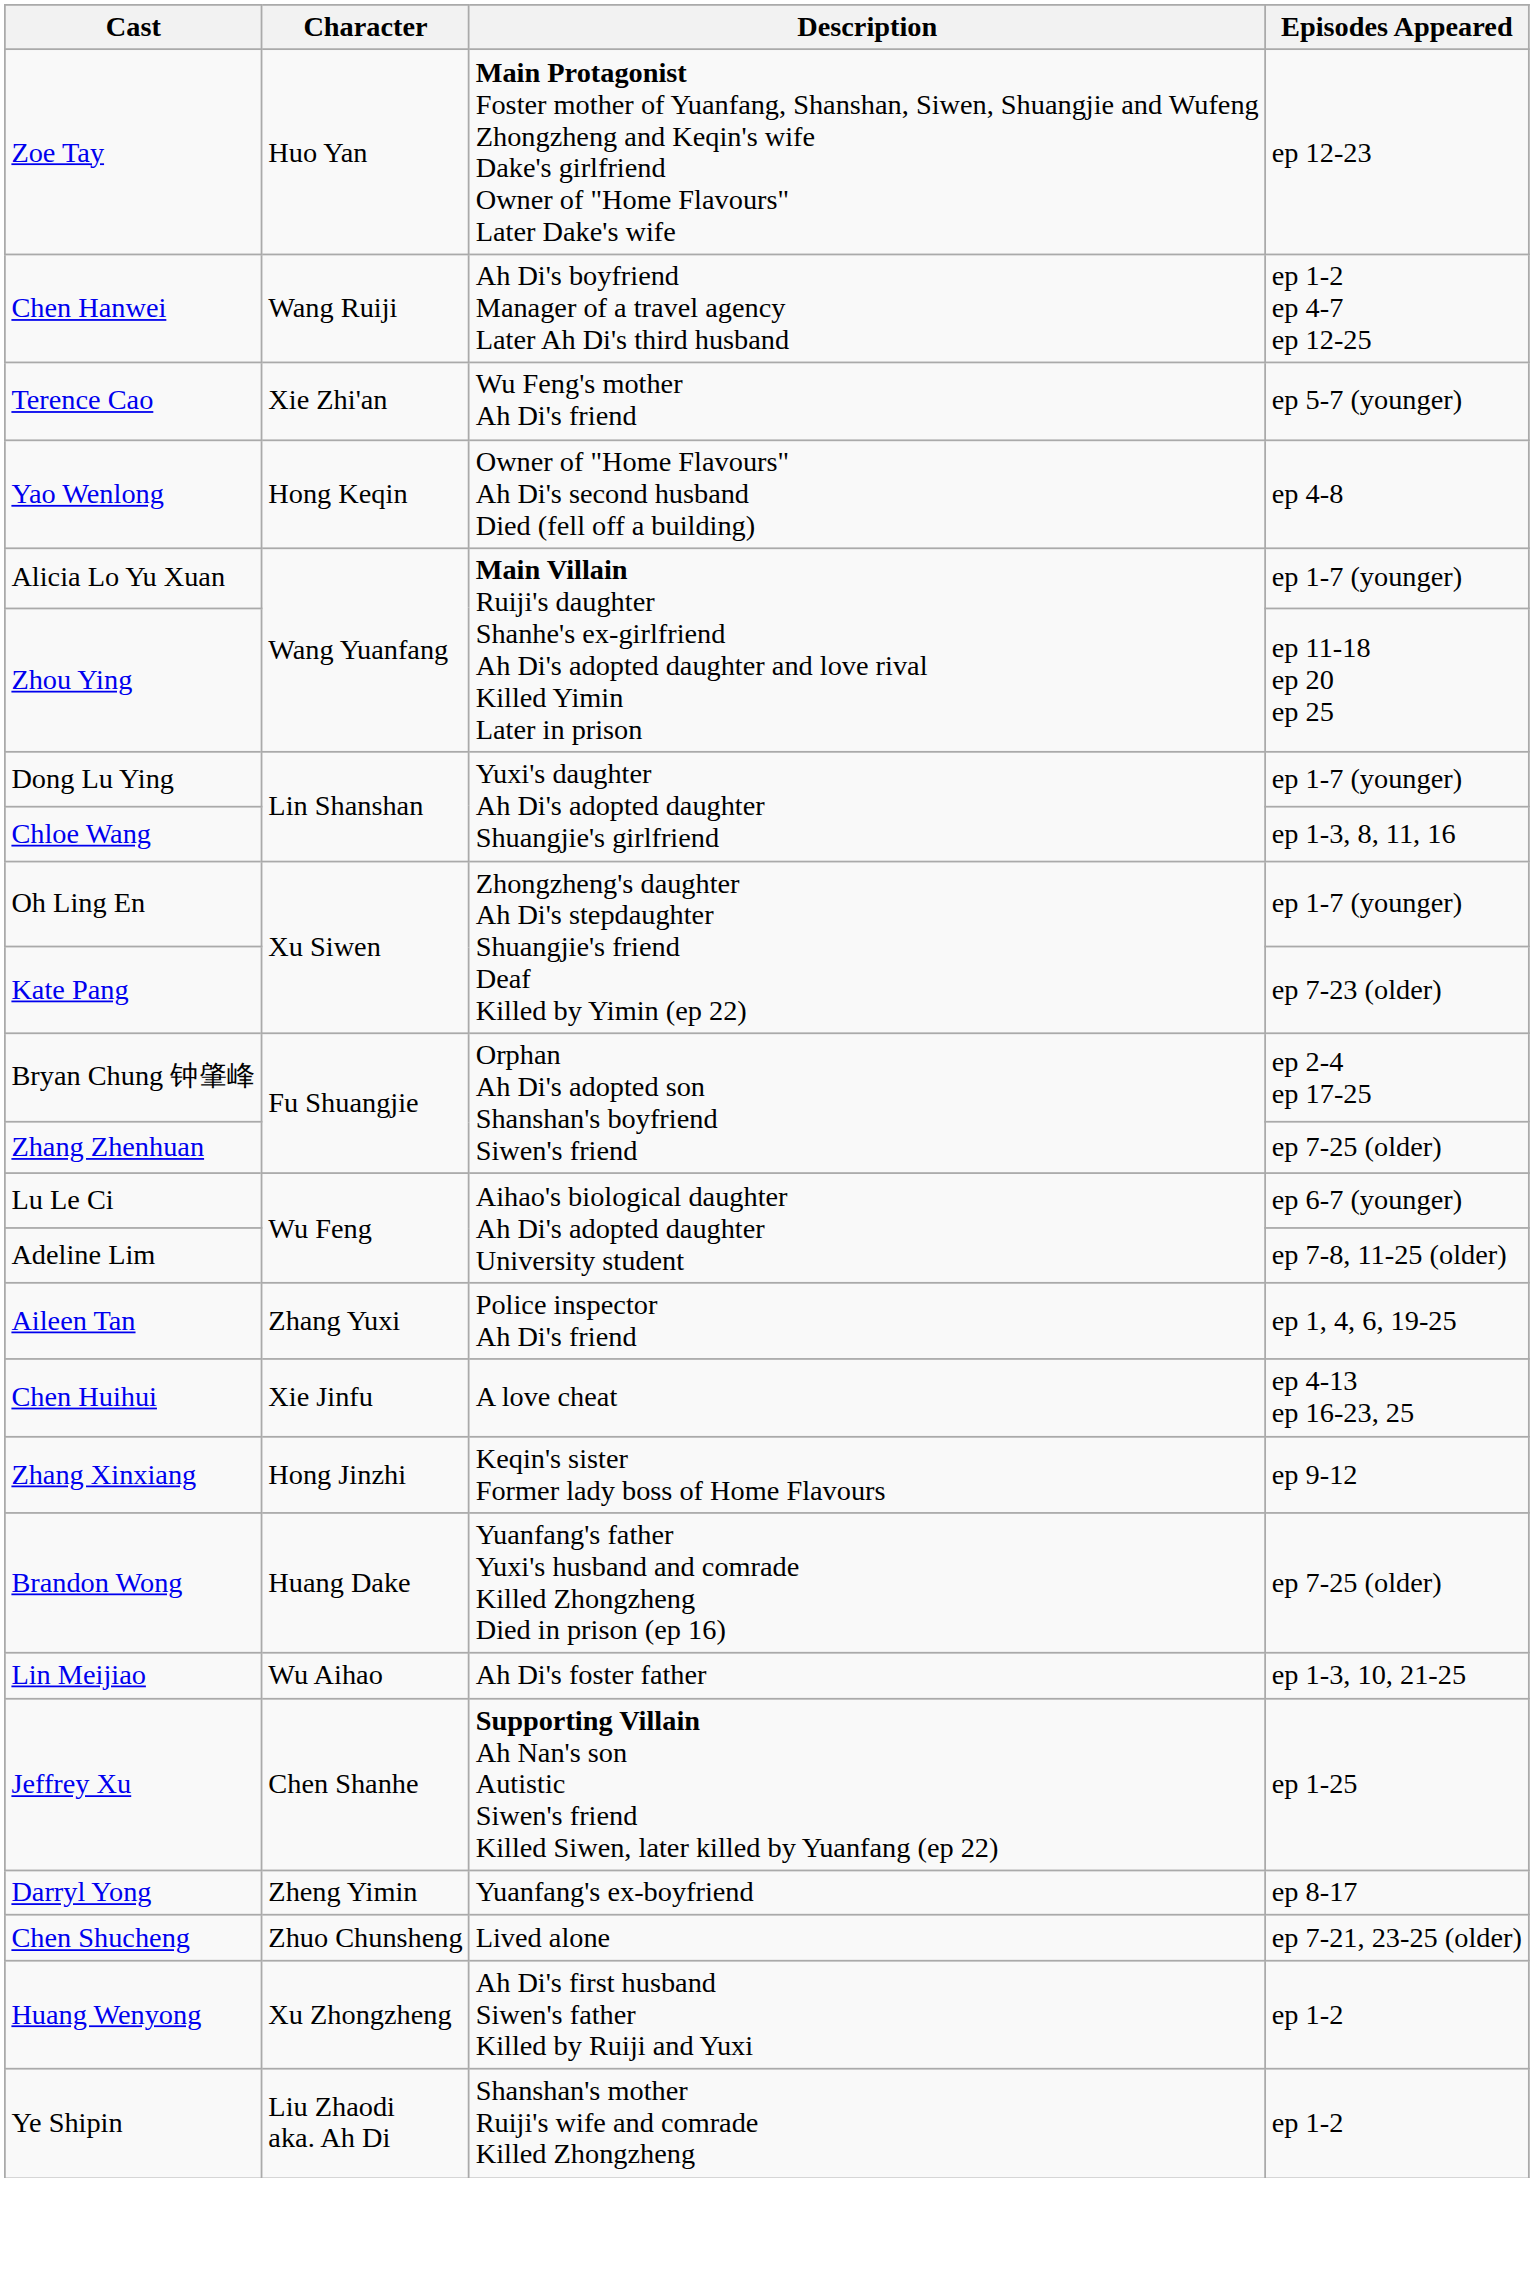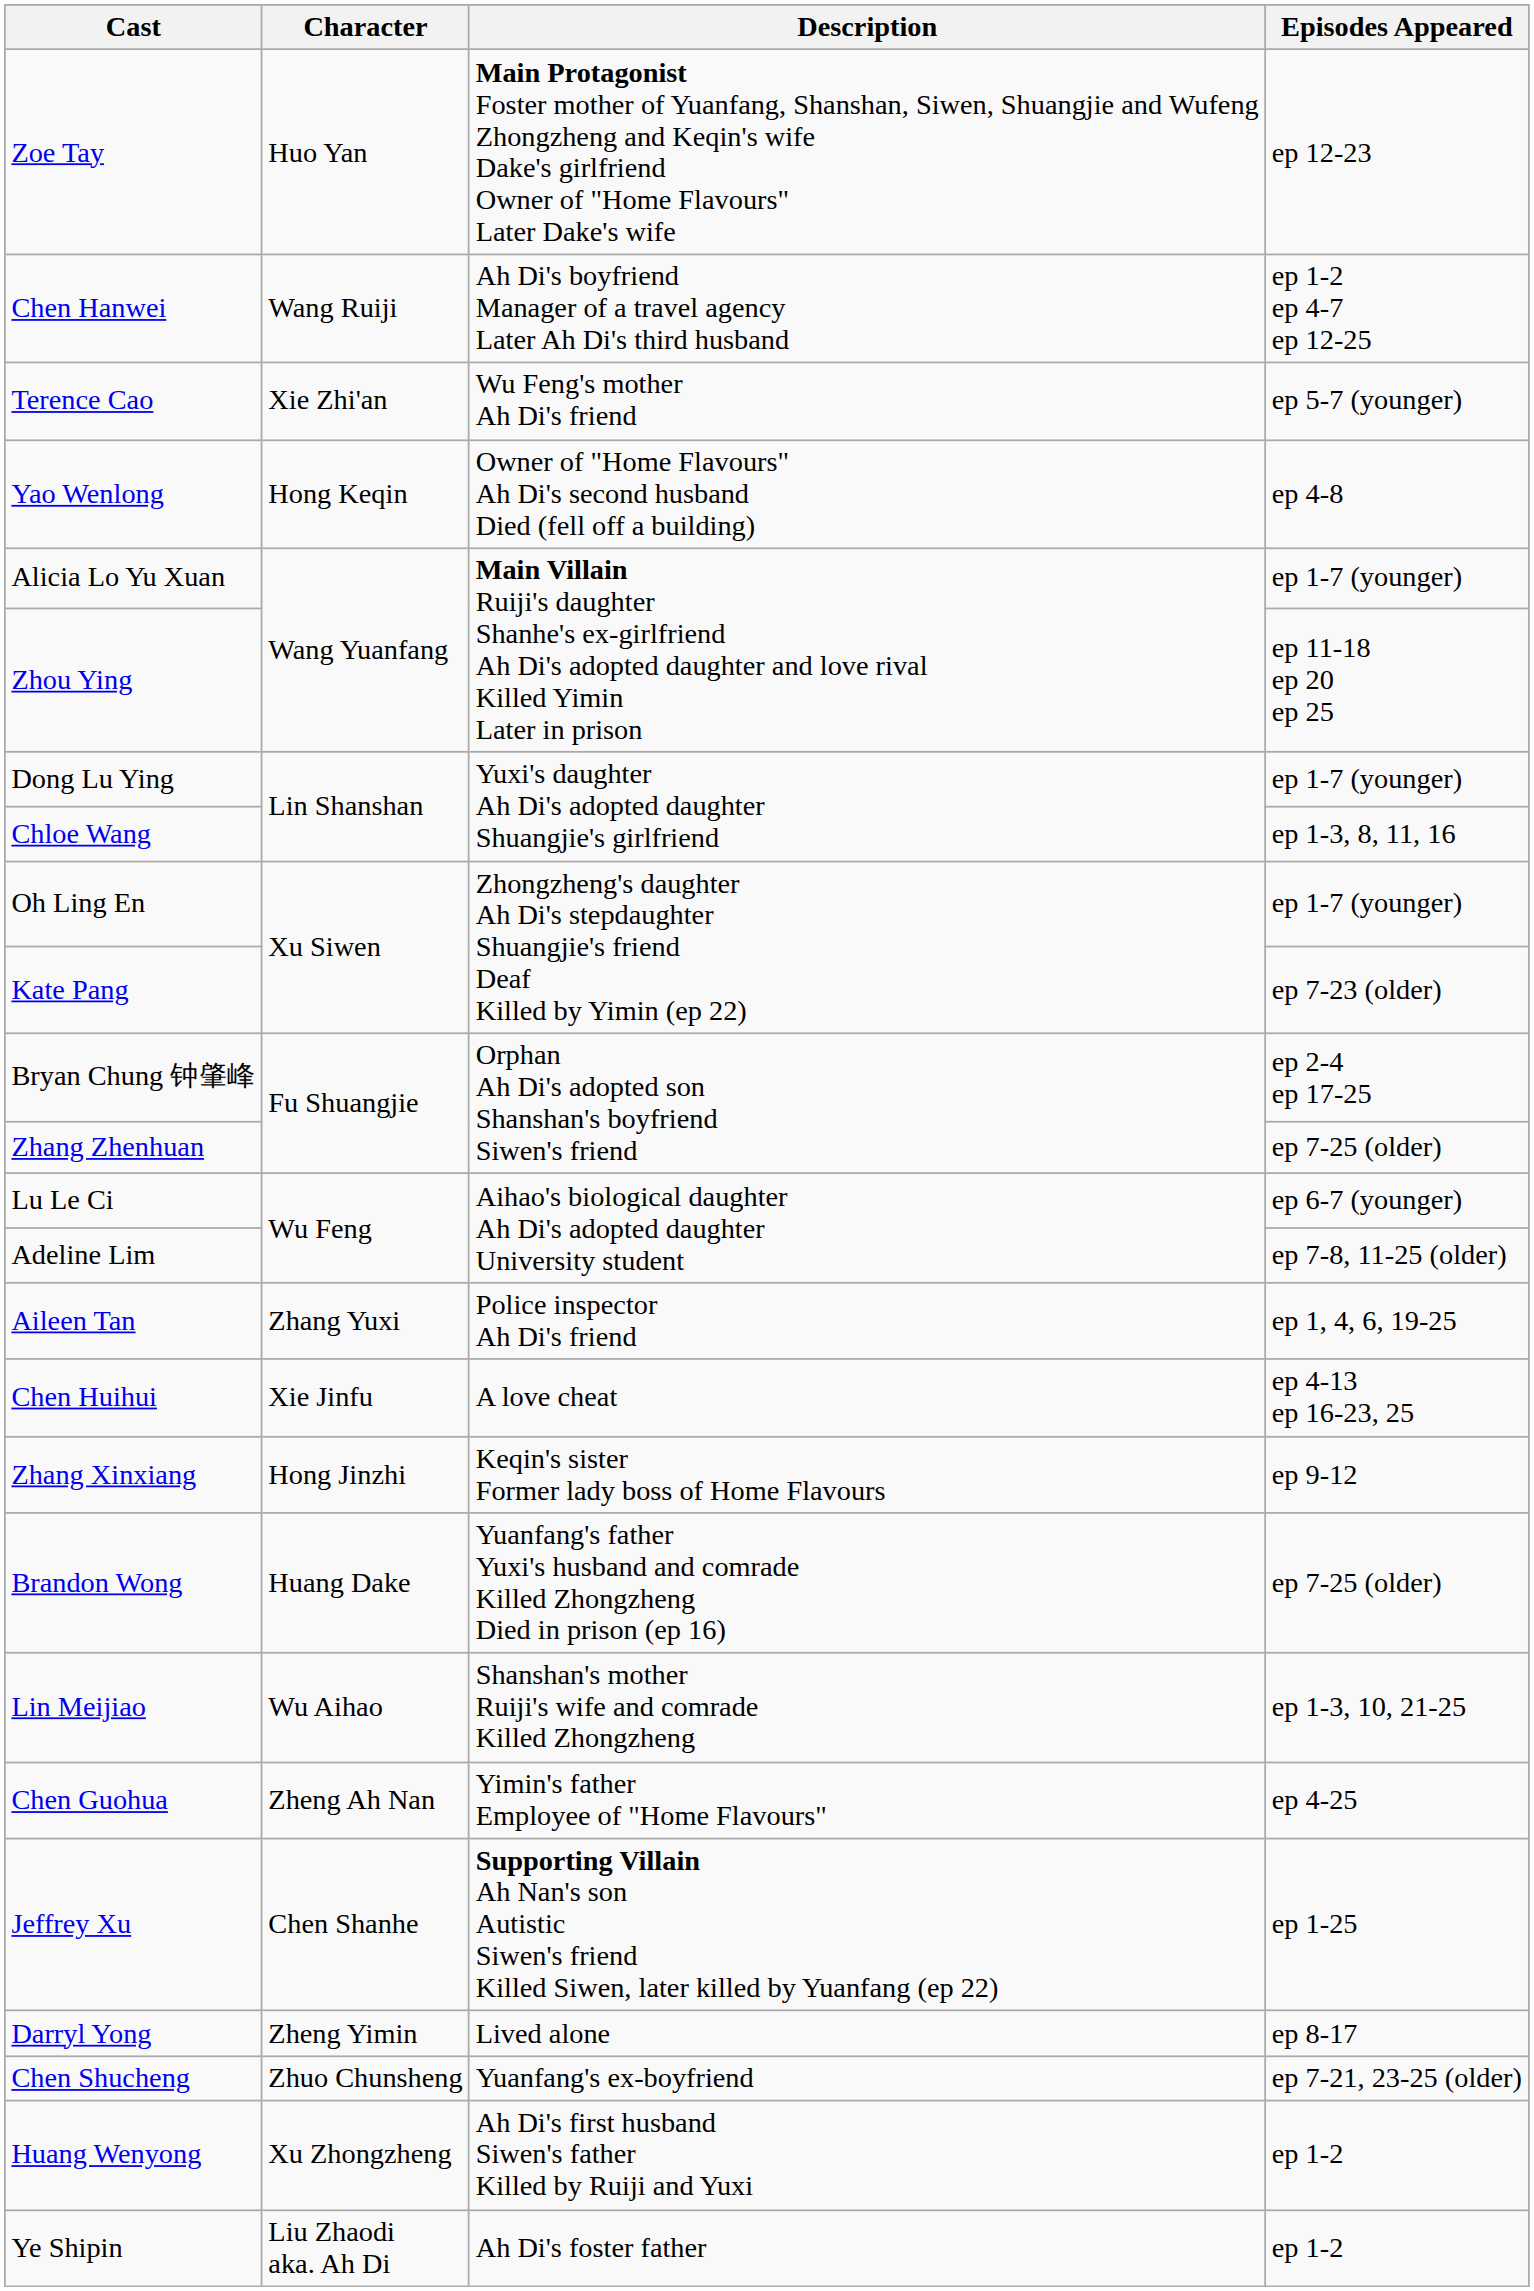(591, 1675) Ah Di's foster father -> (617, 1707) Shanshan's mother Ruiji's wife and comrade Killed Zhongzheng
+ row: (90, 1799)
(615, 1892) Yuanfang's ex-boyfriend -> (543, 2033) Lived alone
(543, 1937) Lived alone -> (615, 2077) Yuanfang's ex-boyfriend
(617, 2122) Shanshan's mother Ruiji's wife and comrade Killed Zhongzheng -> (591, 2247) Ah Di's foster father
